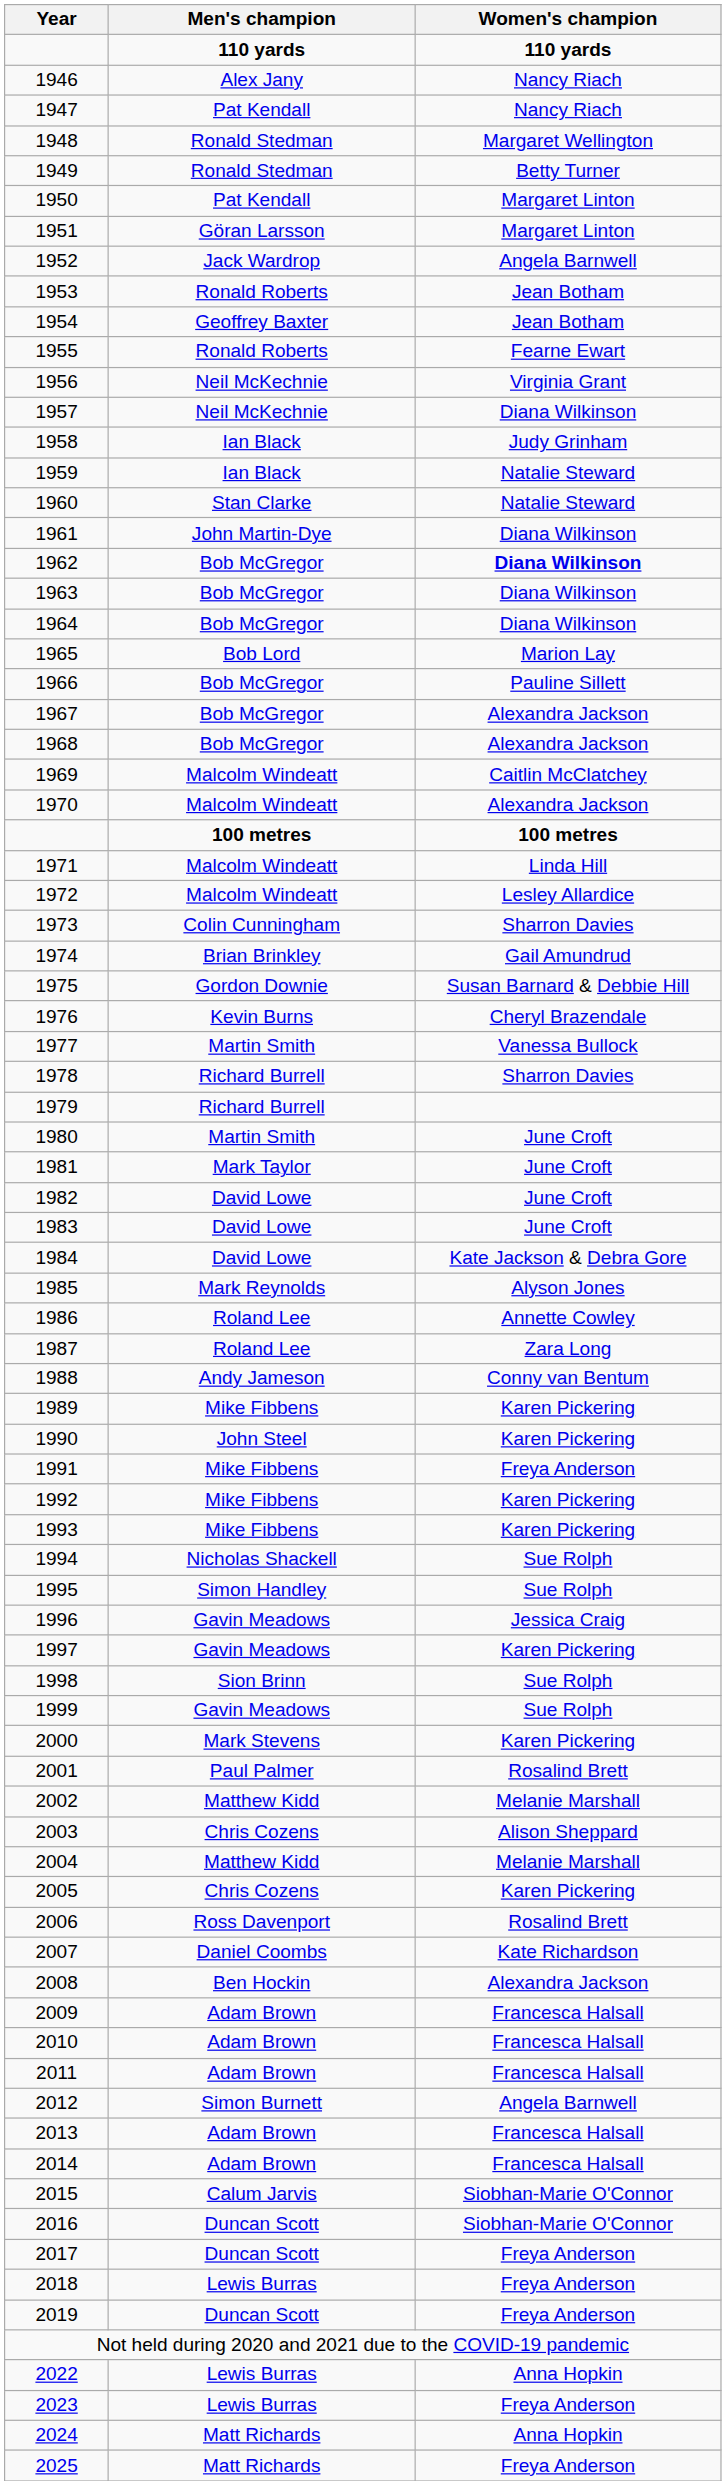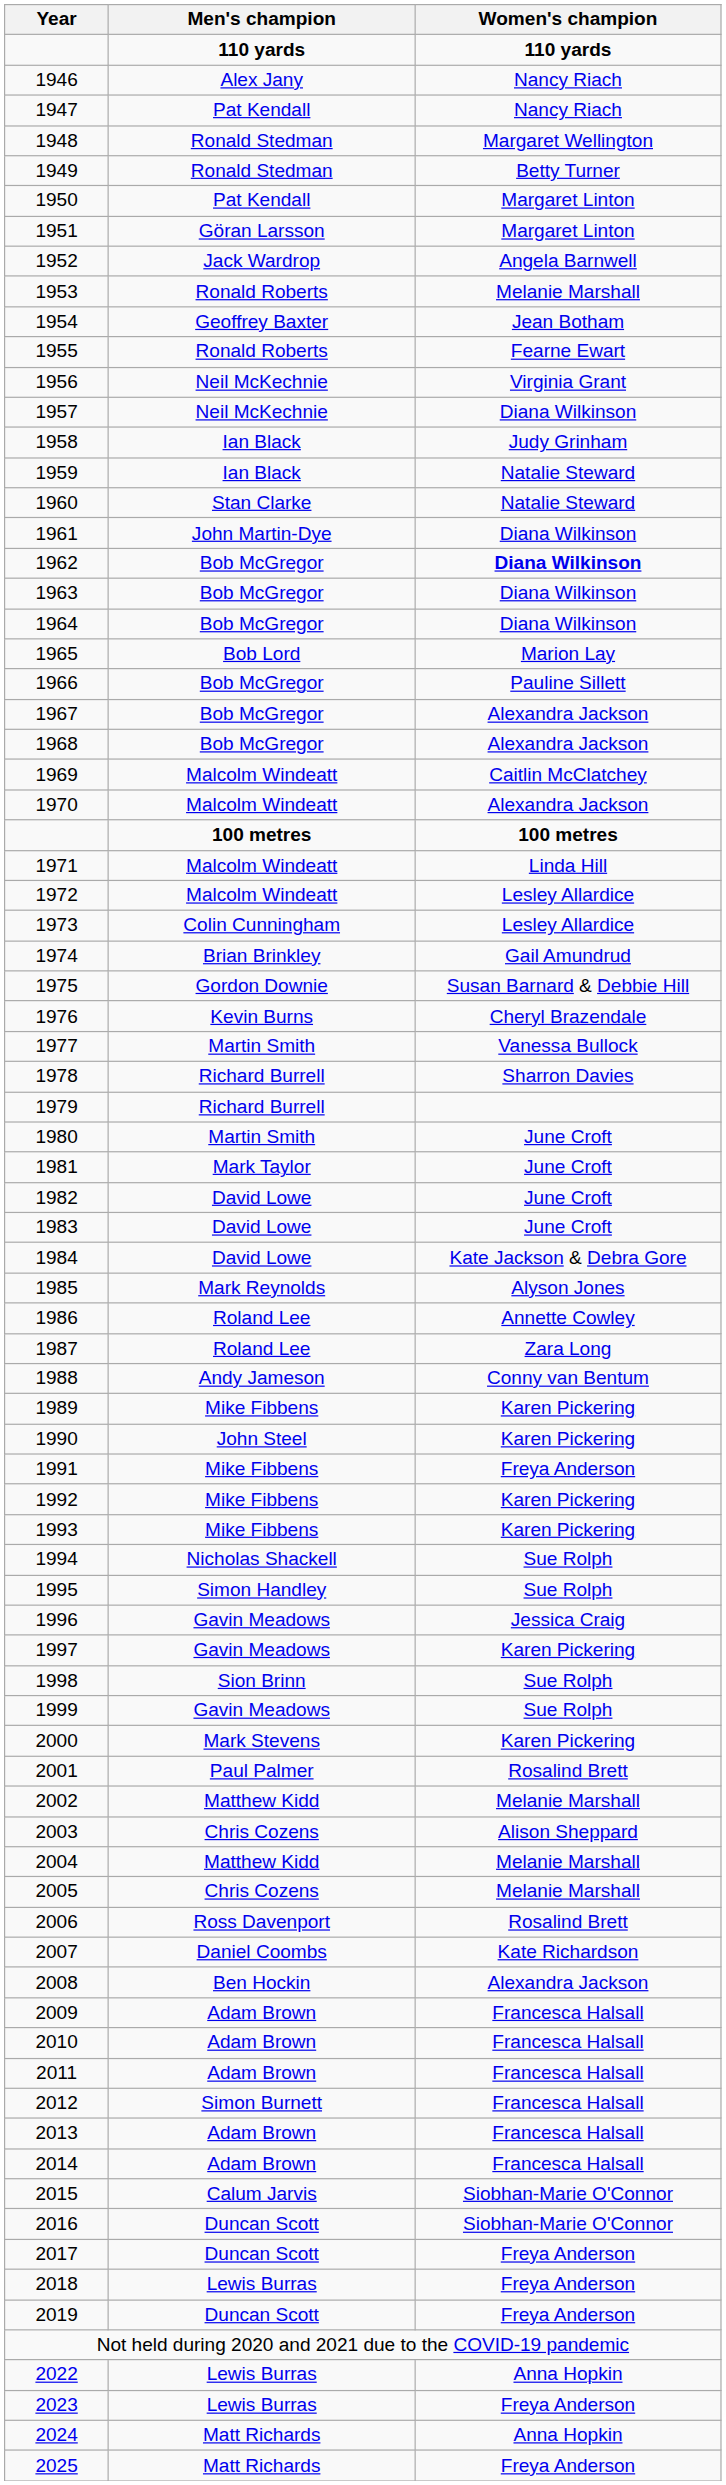(568, 291) Jean Botham -> (568, 291) Melanie Marshall
(568, 925) Sharron Davies -> (568, 925) Lesley Allardice
(568, 1891) Karen Pickering -> (568, 1891) Melanie Marshall
(568, 2103) Angela Barnwell -> (568, 2103) Francesca Halsall
